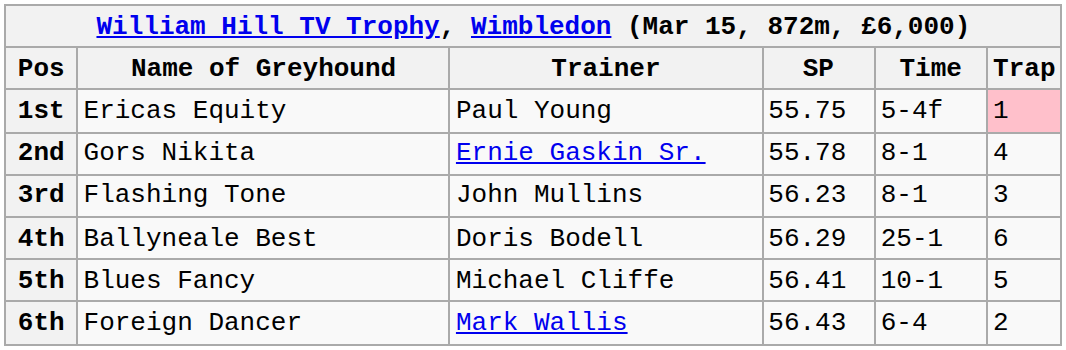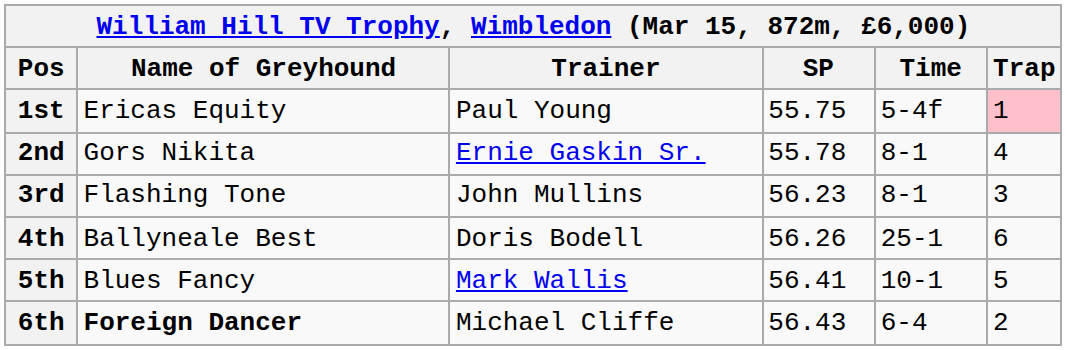(807, 238) 56.29 -> (807, 238) 56.26
(565, 280) Michael Cliffe -> (542, 280) Mark Wallis
(193, 323) normal -> (193, 323) bold
(542, 323) Mark Wallis -> (565, 323) Michael Cliffe
